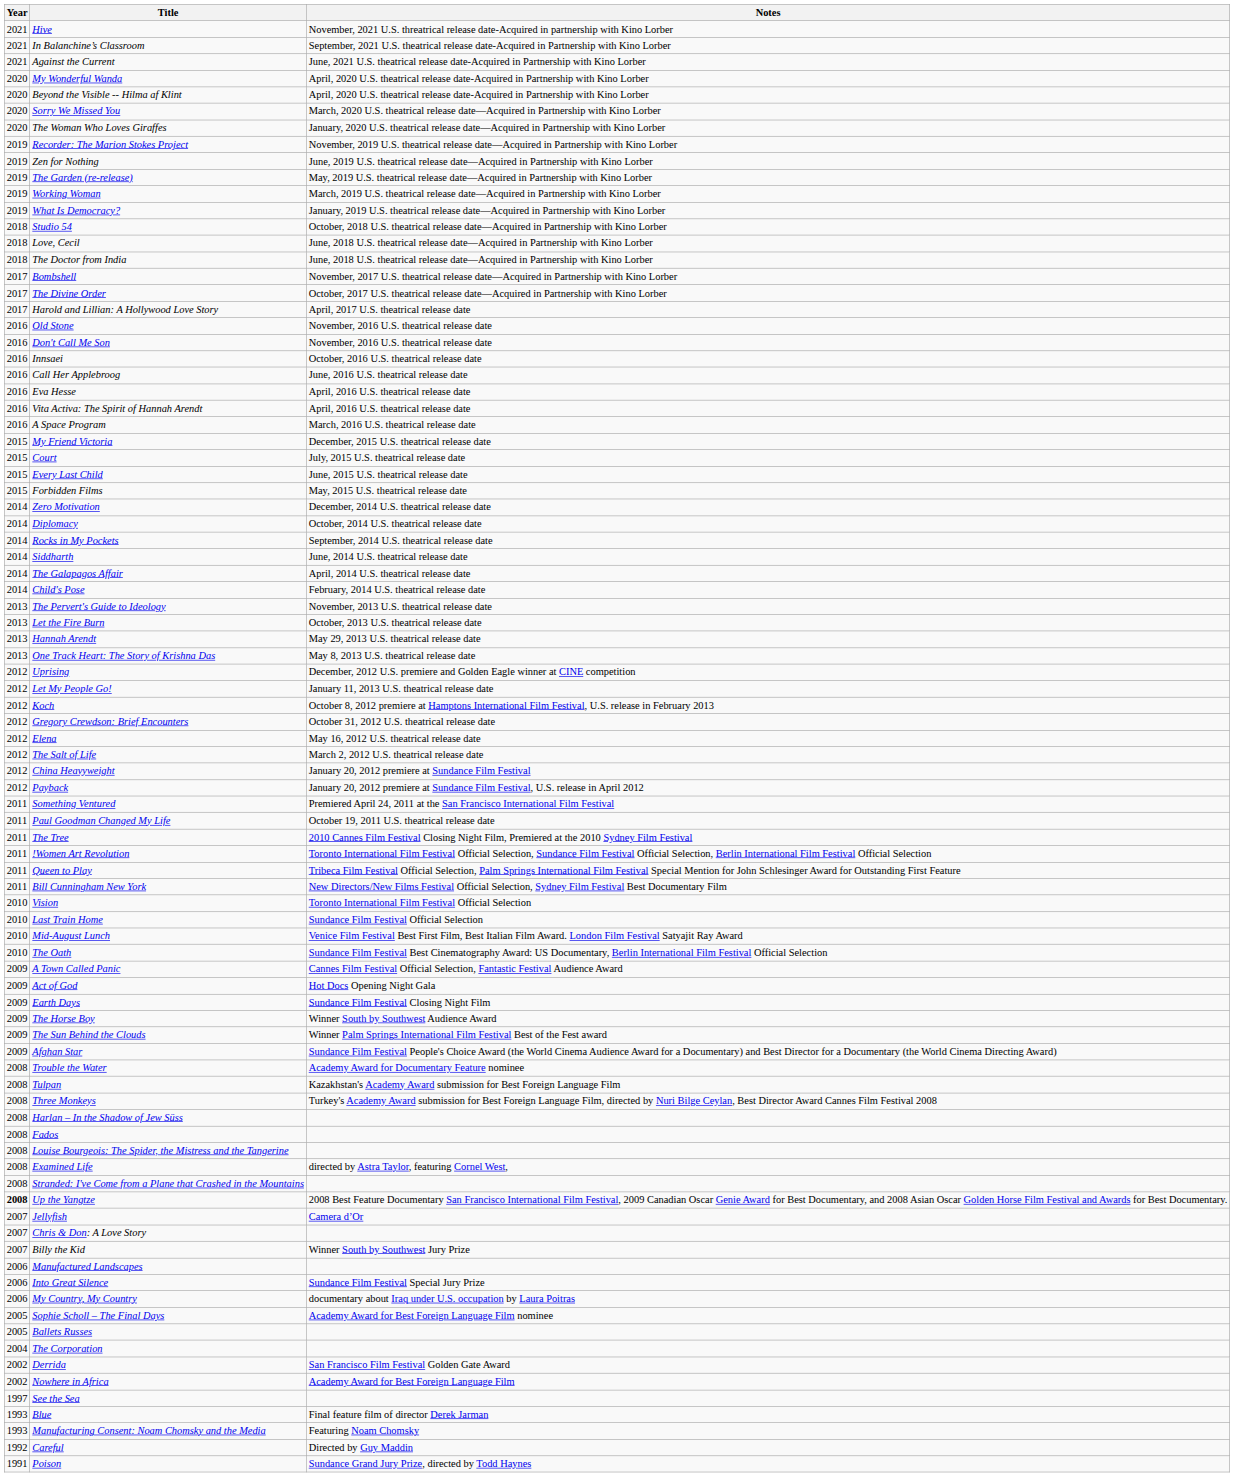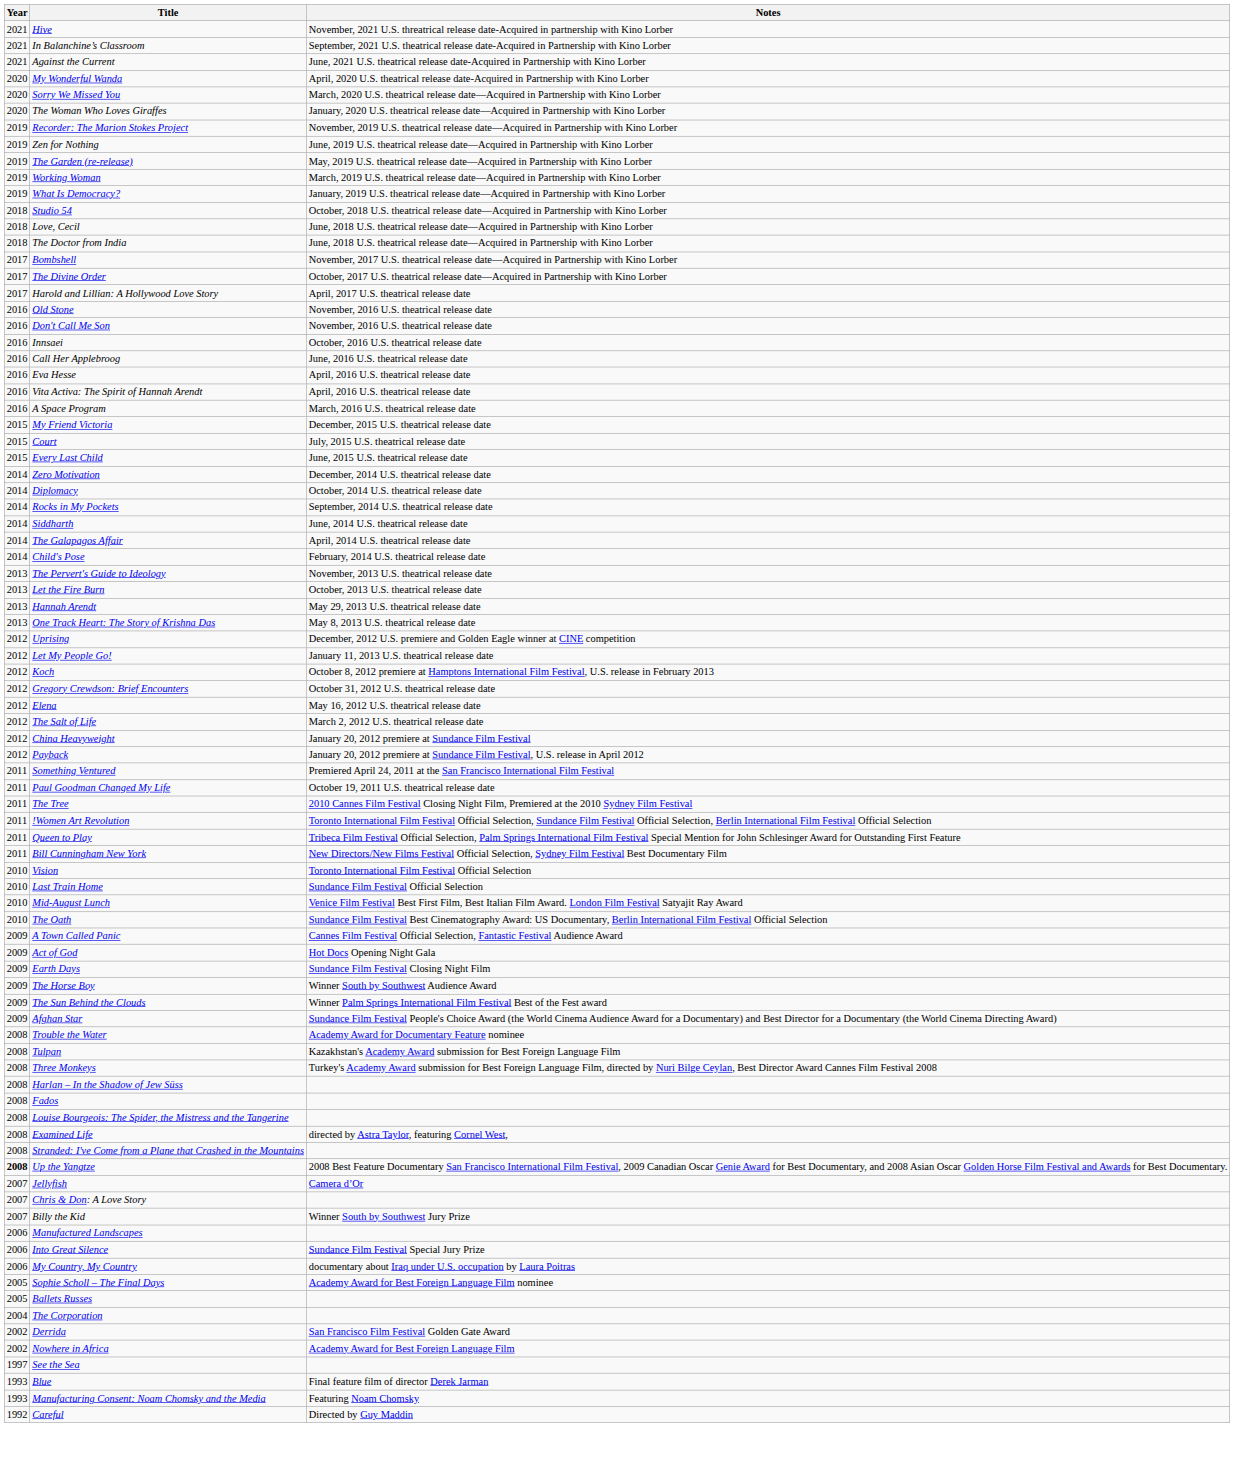- row: (107, 95)
- row: (67, 491)
- row: (47, 1464)
